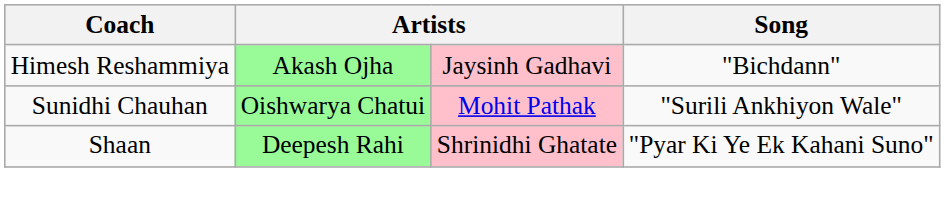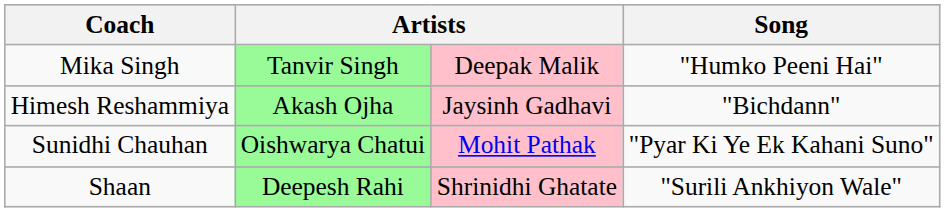+ row: (120, 65)
(781, 105) "Surili Ankhiyon Wale" -> (781, 145) "Pyar Ki Ye Ek Kahani Suno"
(781, 145) "Pyar Ki Ye Ek Kahani Suno" -> (781, 186) "Surili Ankhiyon Wale"
